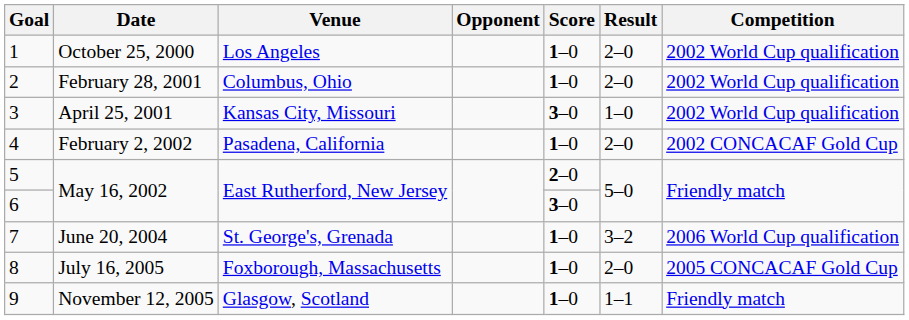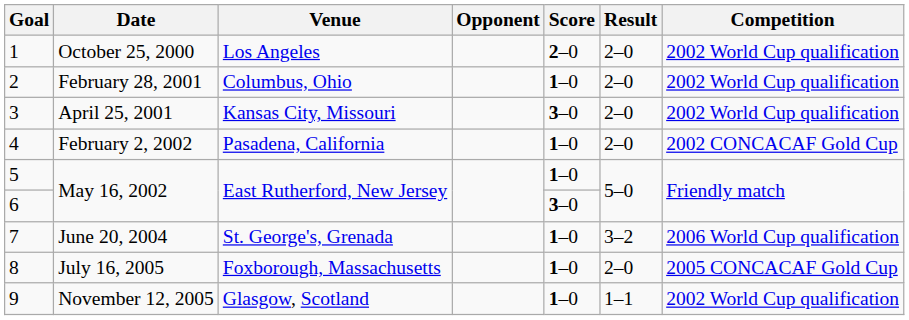(563, 50) 1–0 -> (563, 50) 2–0
(619, 112) 1–0 -> (619, 112) 2–0
(563, 174) 2–0 -> (563, 174) 1–0
(726, 298) Friendly match -> (783, 298) 2002 World Cup qualification
